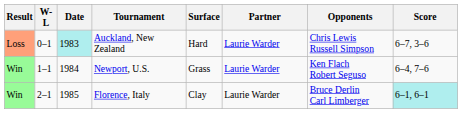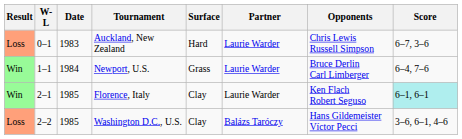(69, 43) paleturquoise background -> (69, 43) no background
(338, 69) Ken Flach Robert Seguso -> (339, 69) Bruce Derlin Carl Limberger
(339, 95) Bruce Derlin Carl Limberger -> (338, 95) Ken Flach Robert Seguso
+ row: (138, 121)
